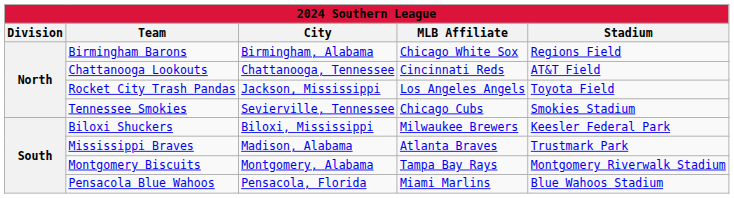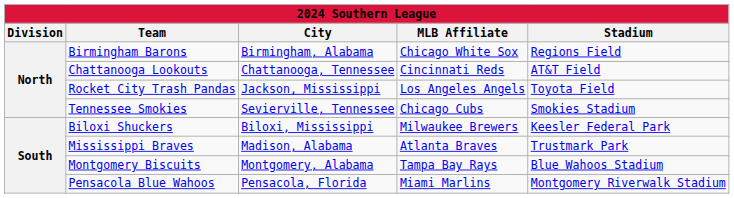(628, 165) Montgomery Riverwalk Stadium -> (597, 165) Blue Wahoos Stadium
(597, 184) Blue Wahoos Stadium -> (628, 184) Montgomery Riverwalk Stadium
